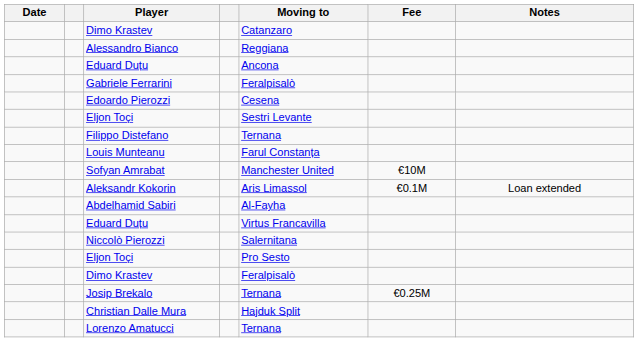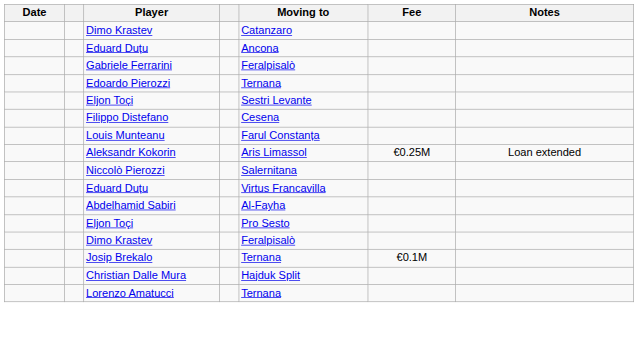- row: (34, 48)
(260, 100) Cesena -> (261, 83) Ternana
(261, 135) Ternana -> (260, 118) Cesena
- row: (34, 171)
(412, 188) €0.1M -> (412, 153) €0.25M
rows swapped: (34, 206) <-> (34, 241)
(412, 293) €0.25M -> (412, 258) €0.1M
